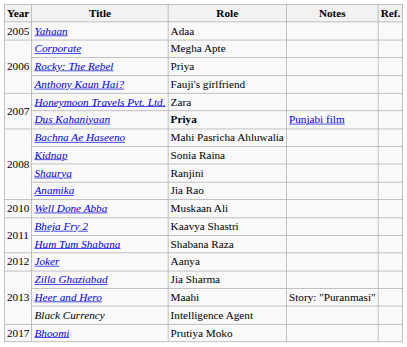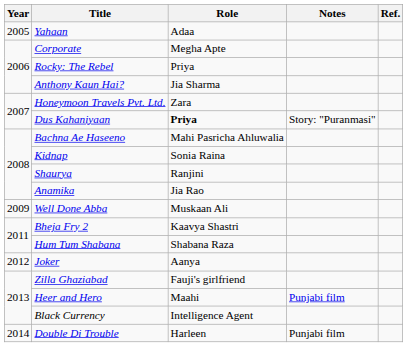(208, 84) Fauji's girlfriend -> (195, 84) Jia Sharma
(317, 119) Punjabi film -> (332, 119) Story: "Puranmasi"
(18, 208) 2010 -> (18, 208) 2009
(195, 279) Jia Sharma -> (208, 279) Fauji's girlfriend
(332, 297) Story: "Puranmasi" -> (317, 297) Punjabi film
+ row: (77, 333)
- row: (52, 333)
